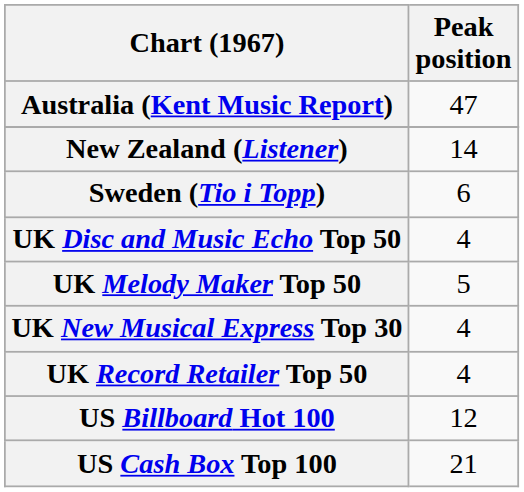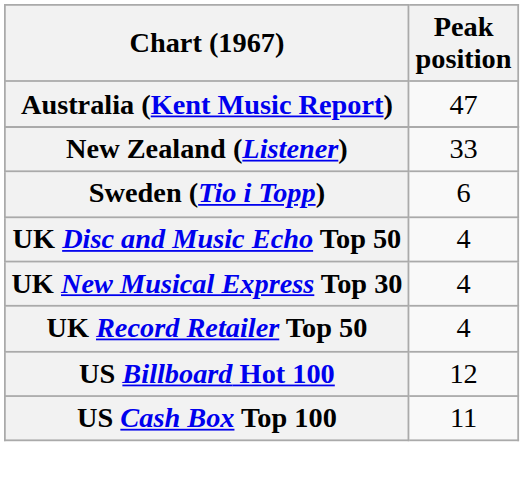(464, 148) 14 -> (464, 148) 33
- row: (207, 283)
(464, 463) 21 -> (464, 418) 11
